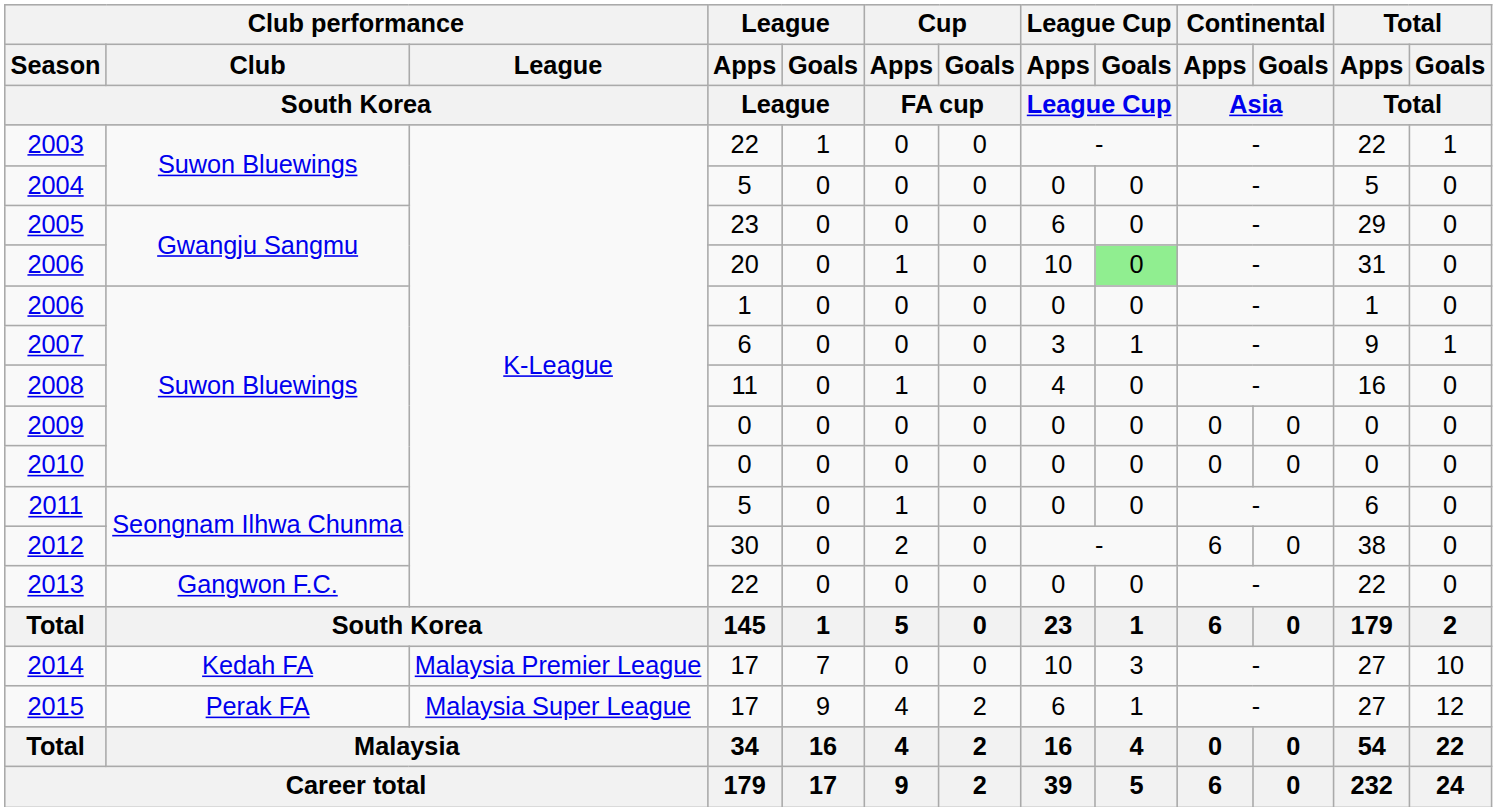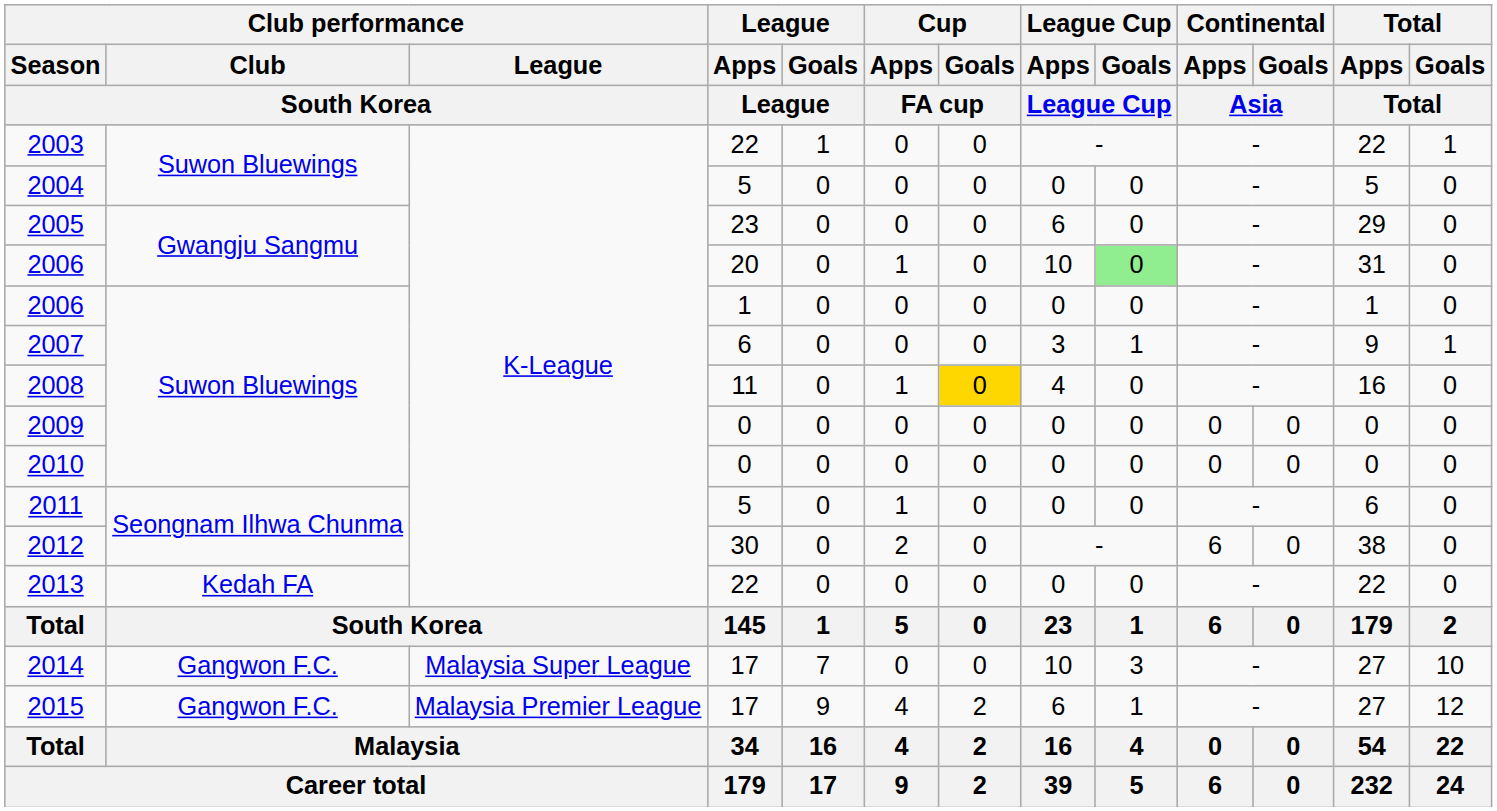(980, 385) no background -> (980, 385) gold background
(258, 585) Gangwon F.C. -> (258, 585) Kedah FA
(258, 666) Kedah FA -> (258, 666) Gangwon F.C.
(558, 666) Malaysia Premier League -> (558, 666) Malaysia Super League
(258, 706) Perak FA -> (258, 706) Gangwon F.C.
(558, 706) Malaysia Super League -> (558, 706) Malaysia Premier League
